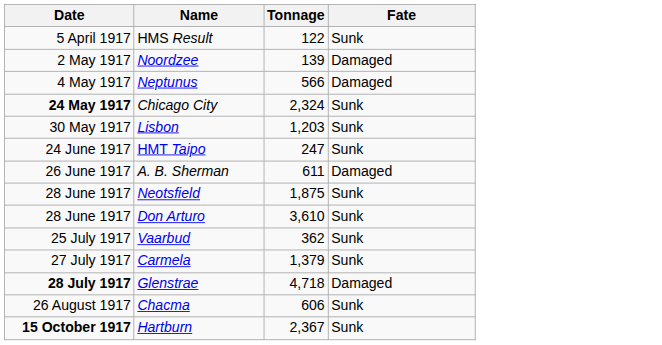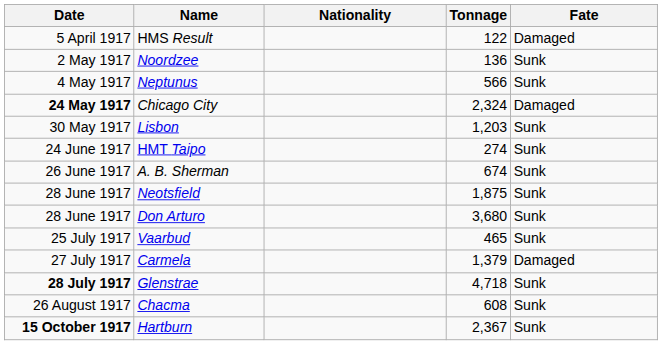+ column: (355, 15)
(347, 37) Sunk -> (544, 37) Damaged
(313, 60) 139 -> (495, 60) 136
(362, 60) Damaged -> (530, 60) Sunk
(362, 82) Damaged -> (530, 82) Sunk
(347, 104) Sunk -> (544, 104) Damaged
(313, 149) 247 -> (495, 149) 274
(313, 171) 611 -> (495, 171) 674
(362, 171) Damaged -> (530, 171) Sunk
(307, 216) 3,610 -> (490, 216) 3,680
(313, 238) 362 -> (495, 238) 465
(347, 261) Sunk -> (544, 261) Damaged
(362, 283) Damaged -> (530, 283) Sunk
(313, 305) 606 -> (495, 305) 608
